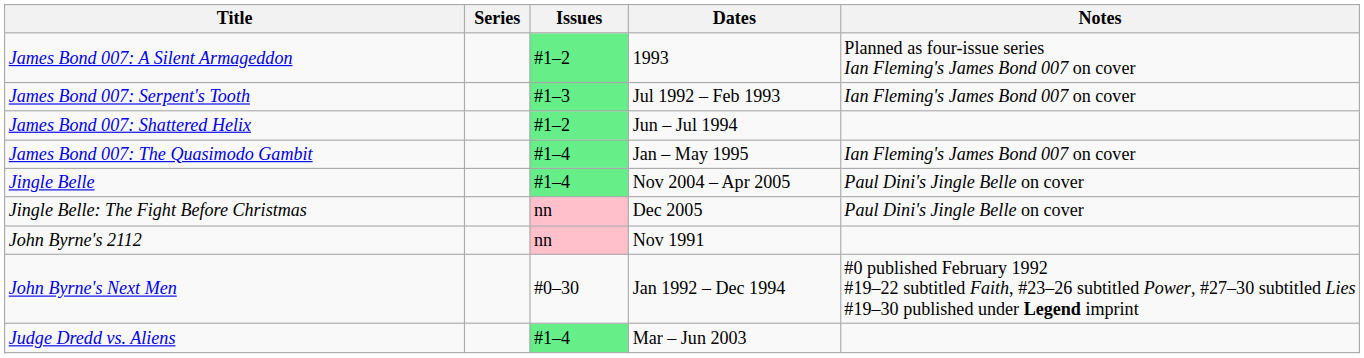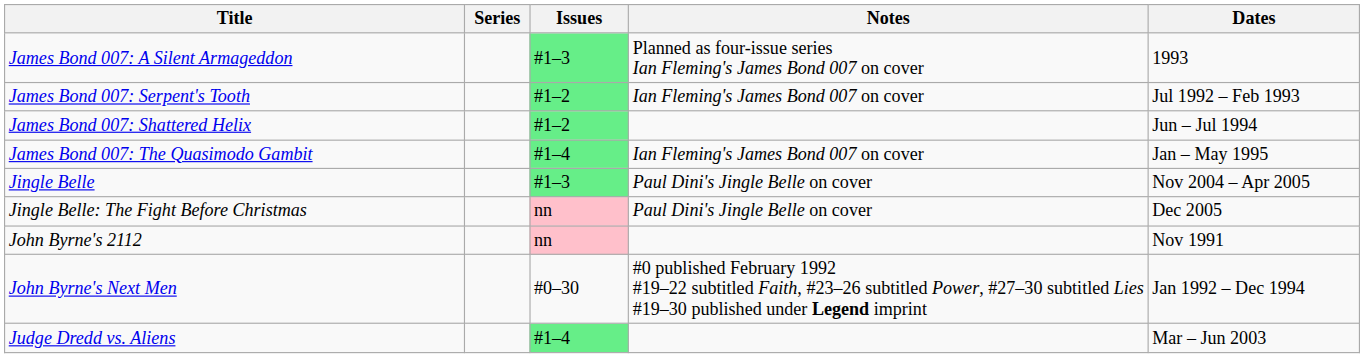columns swapped: (734, 18) <-> (1100, 18)
(552, 57) #1–2 -> (552, 57) #1–3
(552, 96) #1–3 -> (552, 96) #1–2
(552, 182) #1–4 -> (552, 182) #1–3
